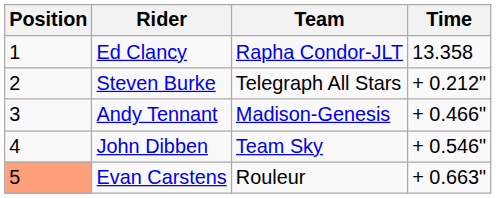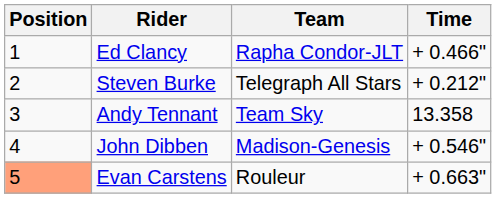(443, 51) 13.358 -> (449, 51) + 0.466"
(313, 114) Madison-Genesis -> (279, 114) Team Sky
(449, 114) + 0.466" -> (443, 114) 13.358
(279, 146) Team Sky -> (313, 146) Madison-Genesis
